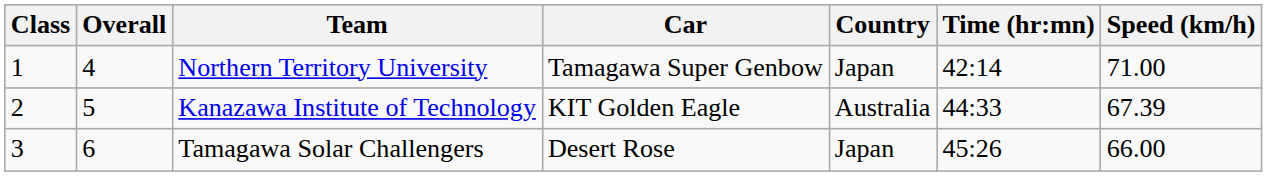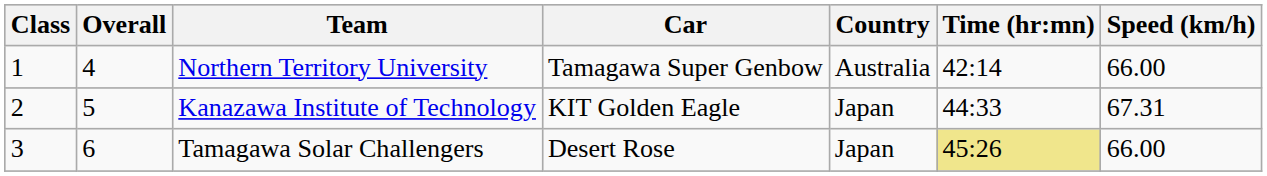(865, 66) Japan -> (883, 66) Australia
(1136, 66) 71.00 -> (1136, 66) 66.00
(883, 107) Australia -> (865, 107) Japan
(1136, 107) 67.39 -> (1136, 107) 67.31
(972, 149) no background -> (972, 149) khaki background
